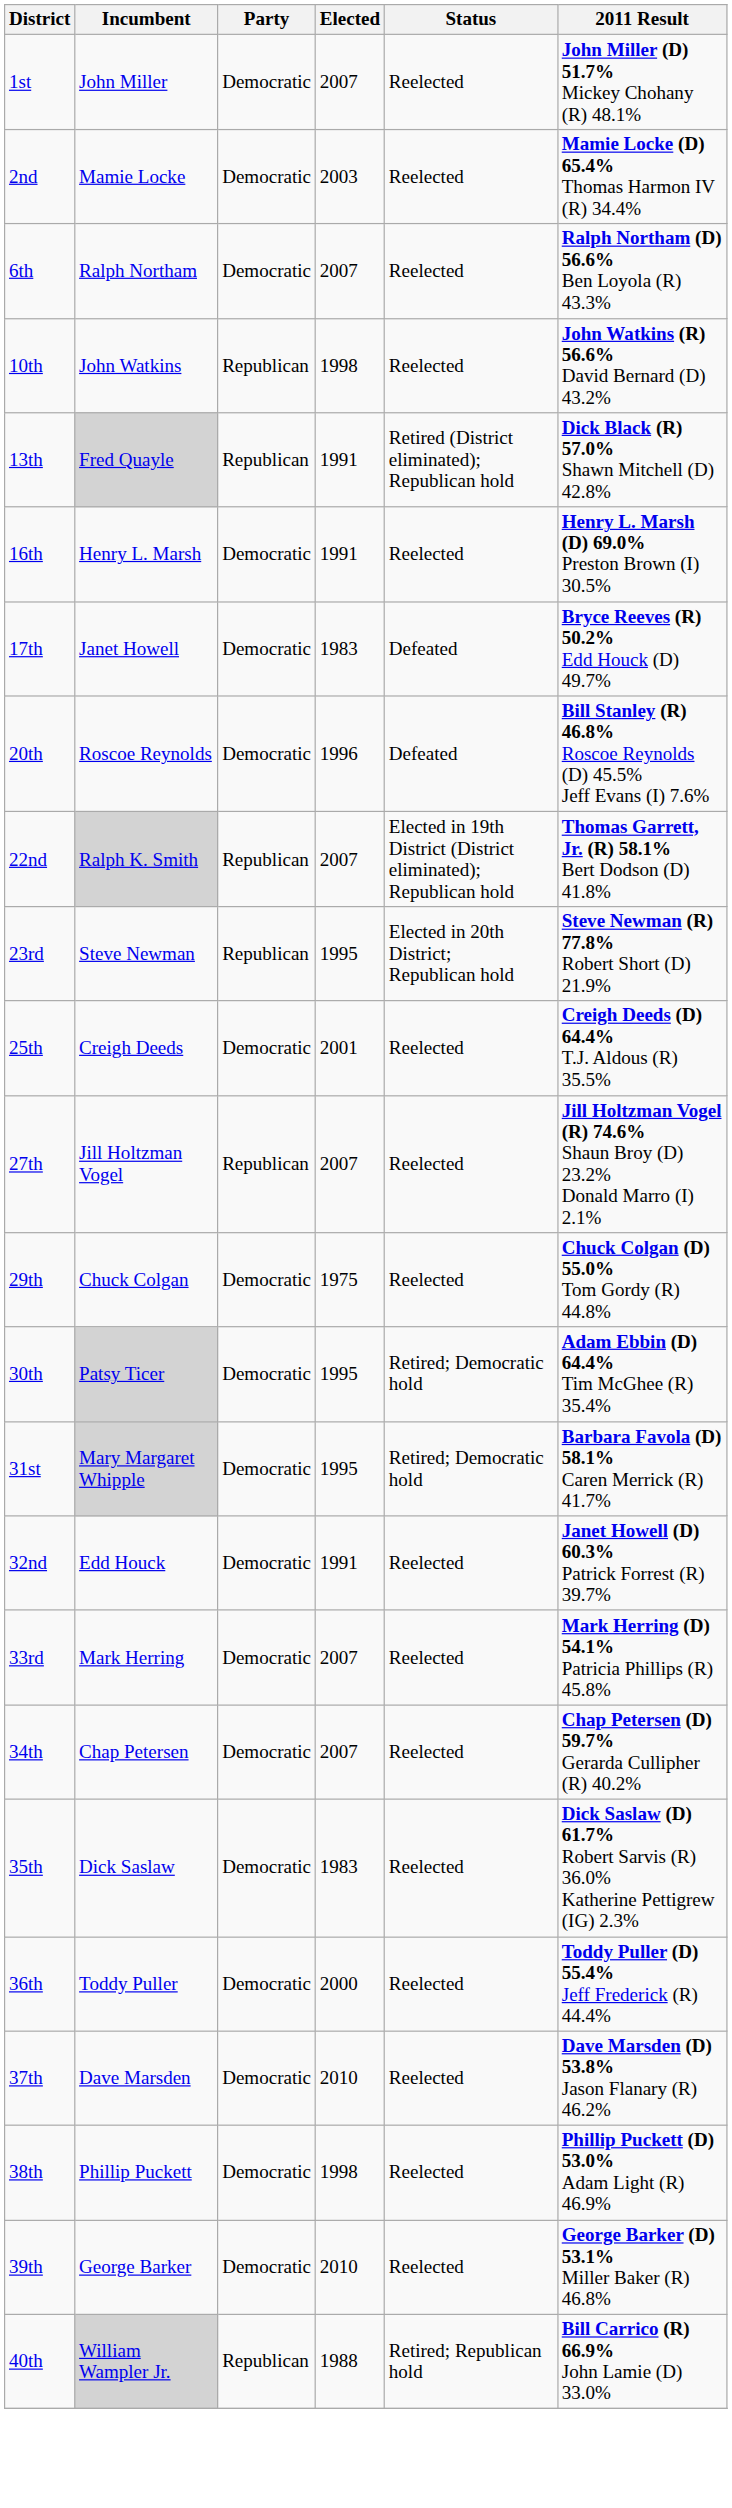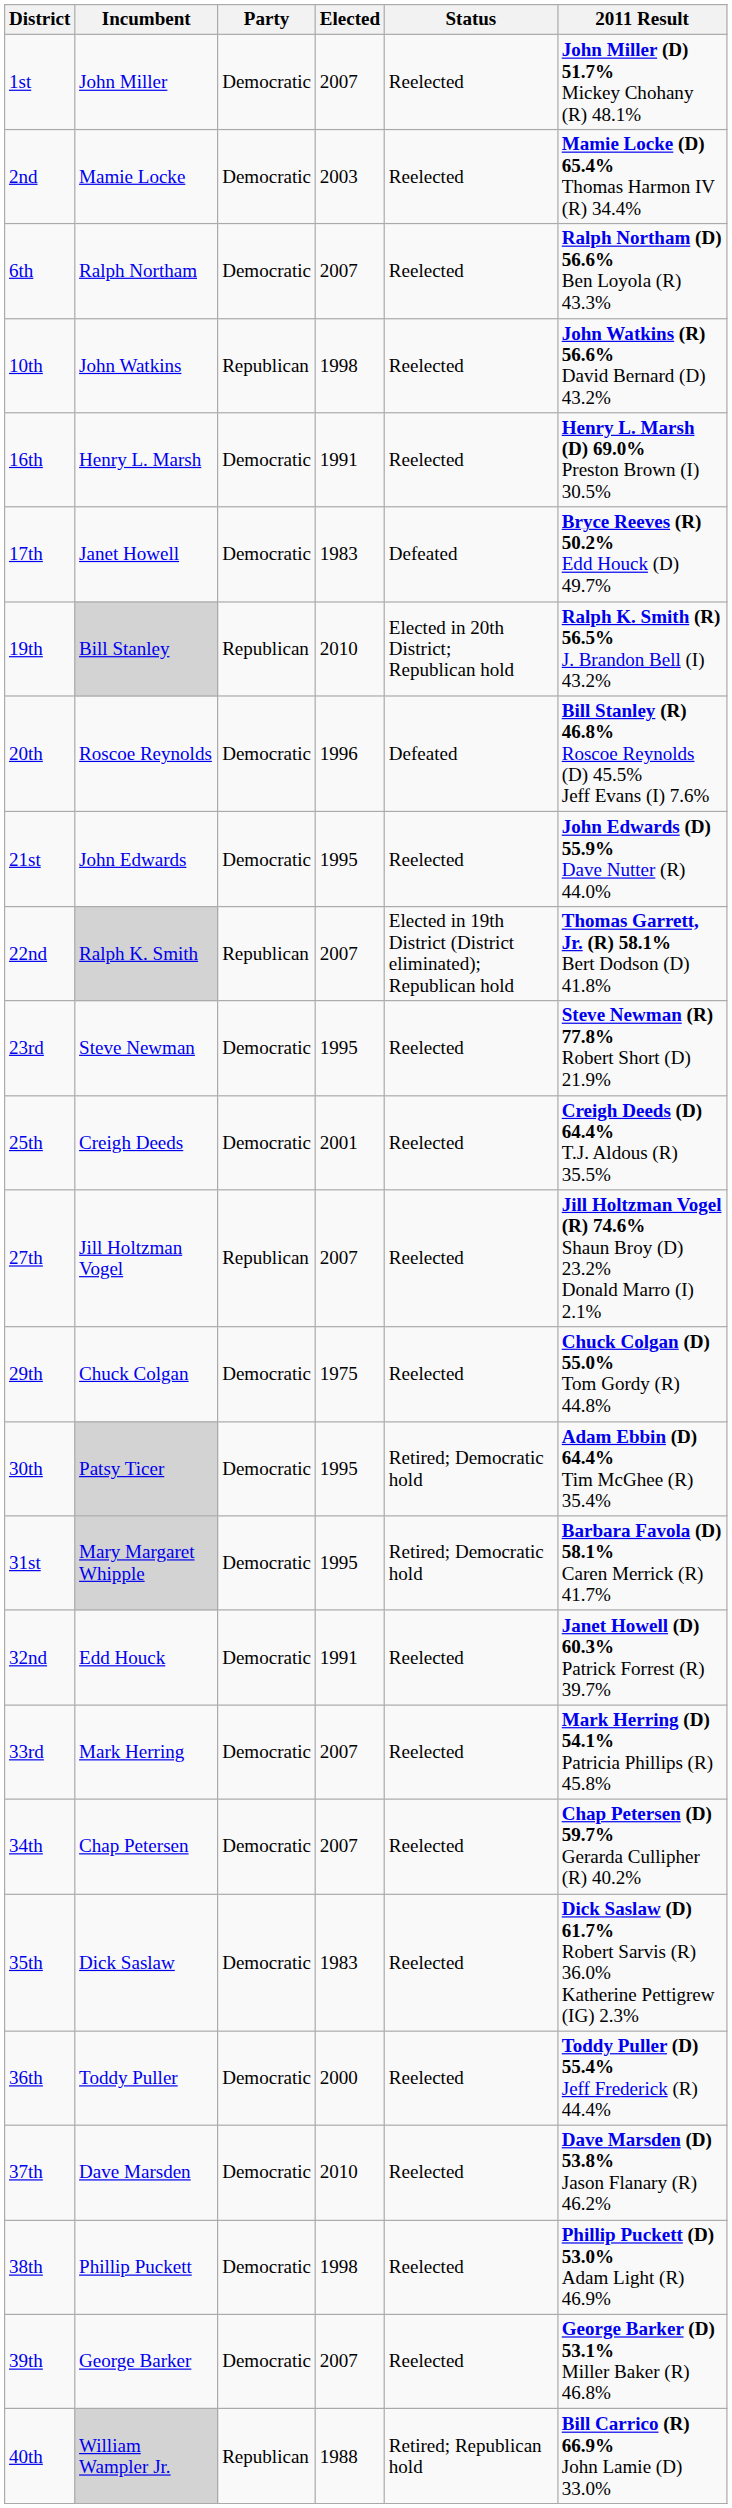- row: (26, 459)
+ row: (26, 648)
+ row: (25, 858)
(266, 953) Republican -> (267, 1047) Democratic
(451, 953) Elected in 20th District; Republican hold -> (426, 1047) Reelected
(339, 2267) 2010 -> (339, 2361) 2007
